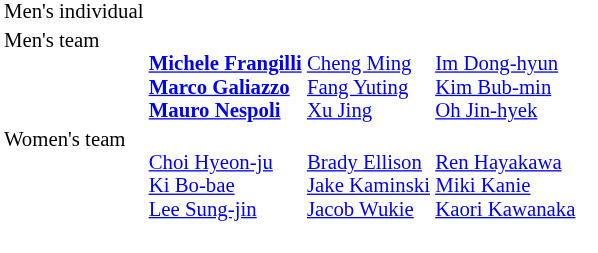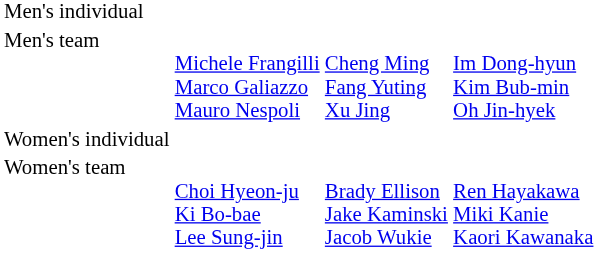(225, 86) bold -> (247, 86) normal
+ row: (87, 138)
